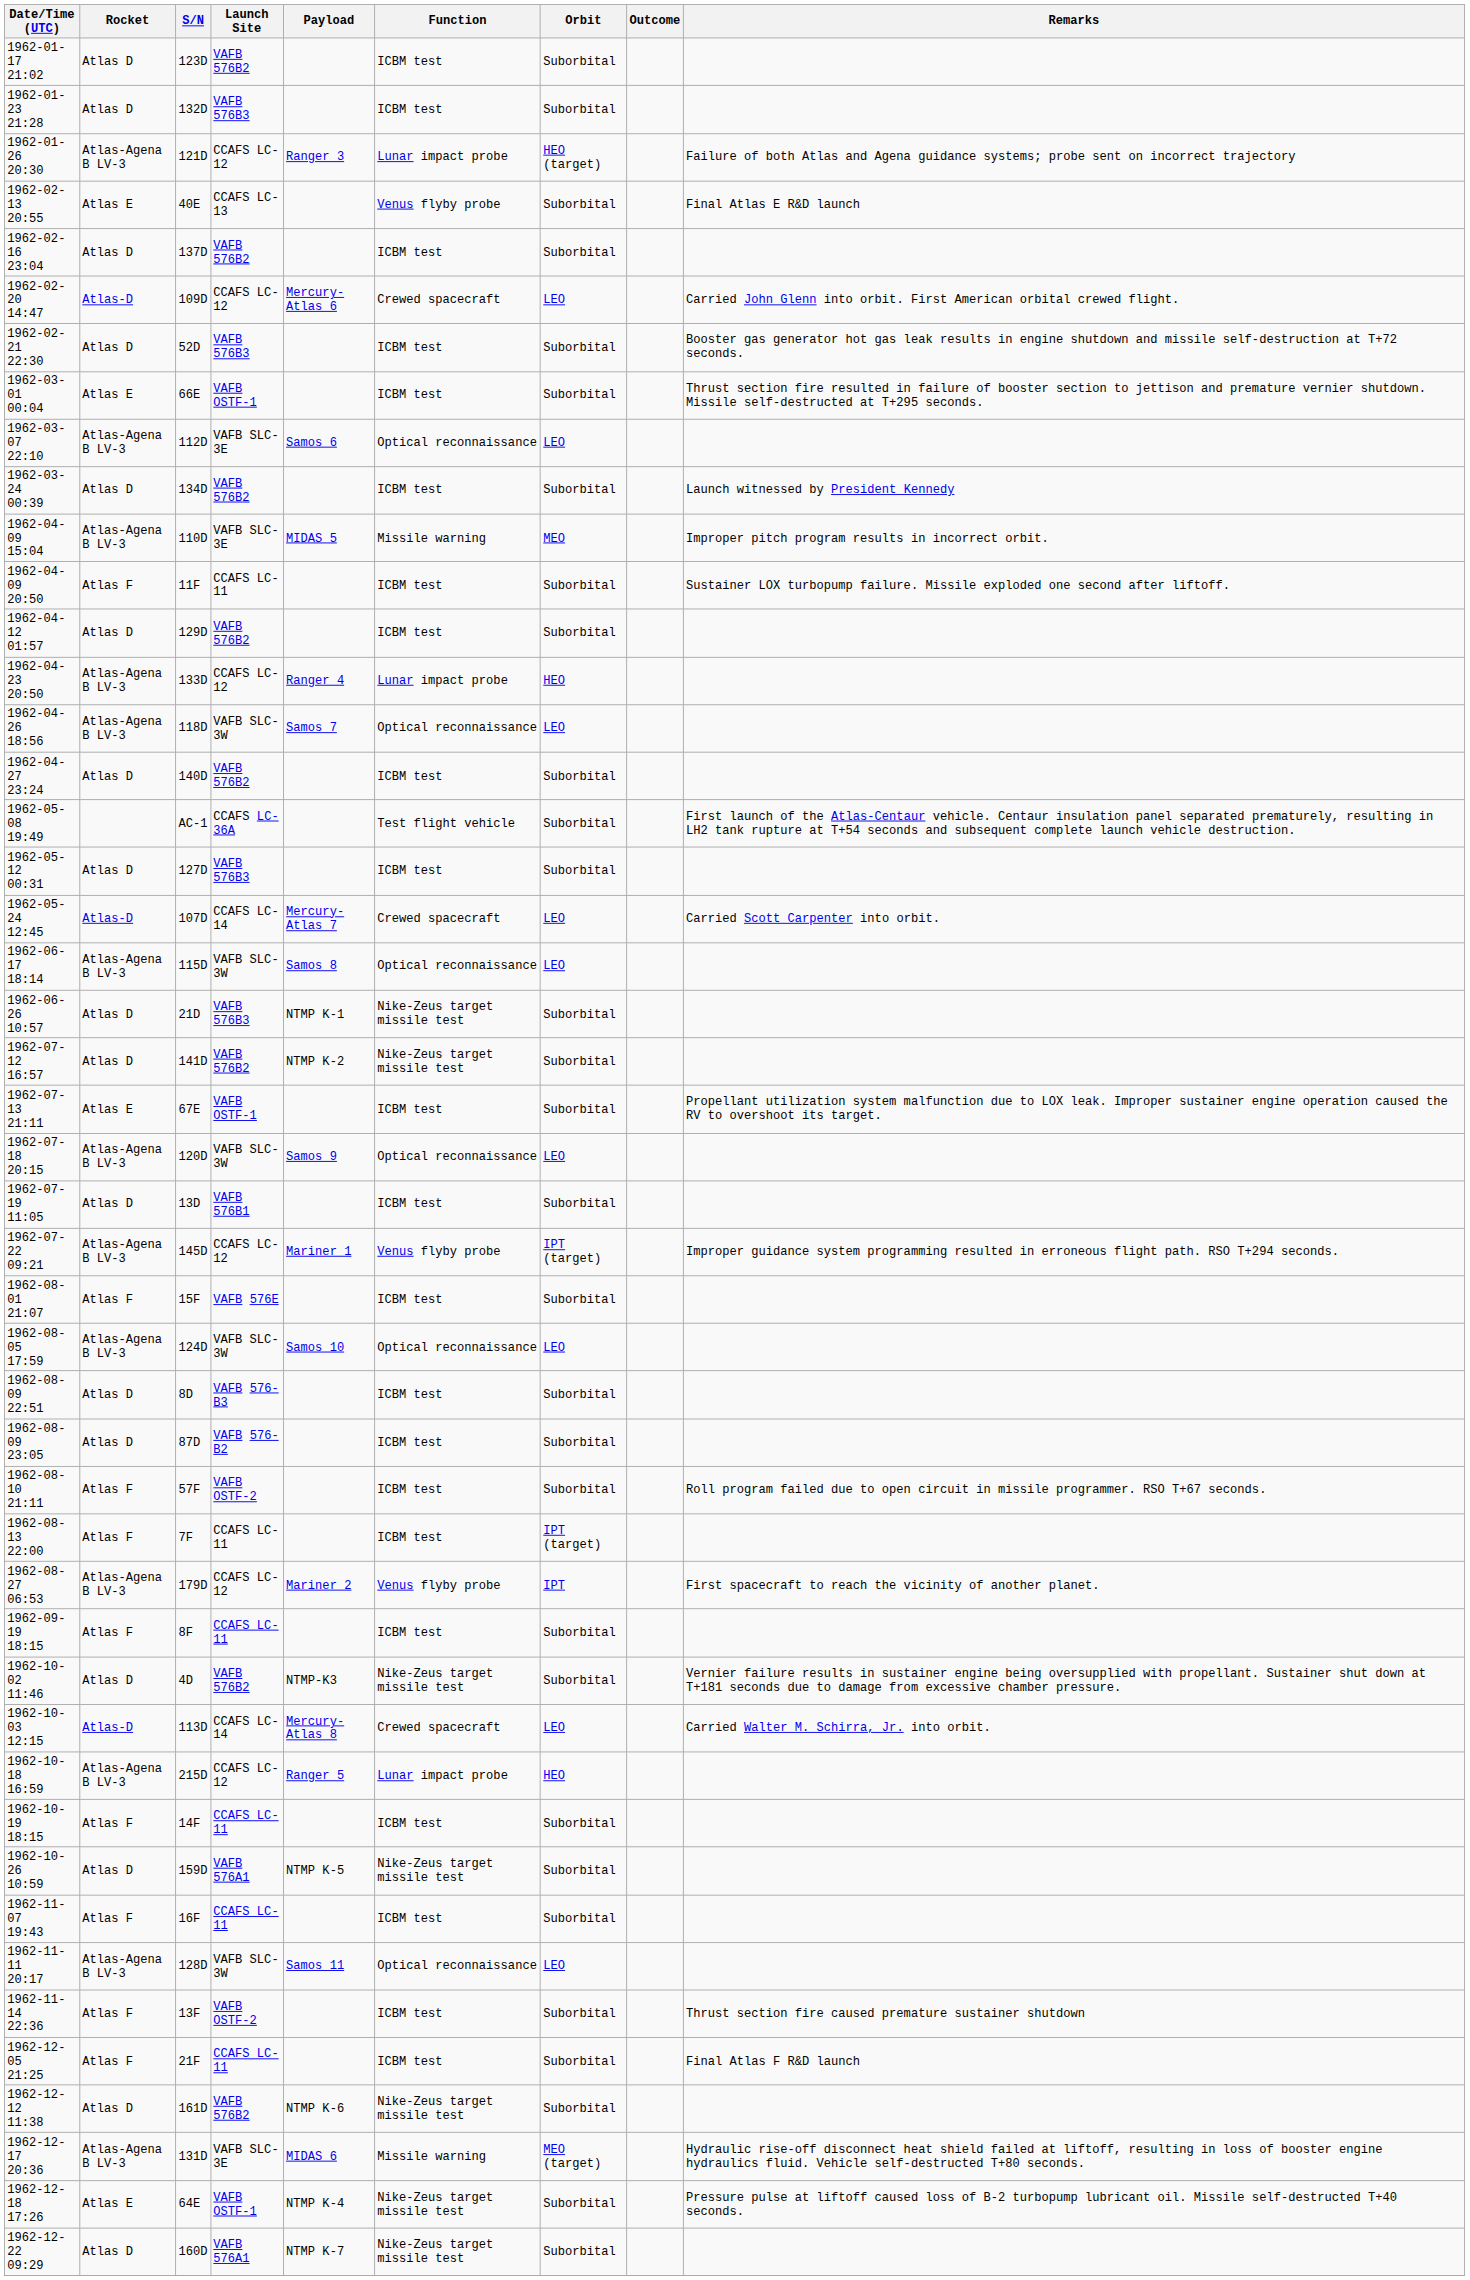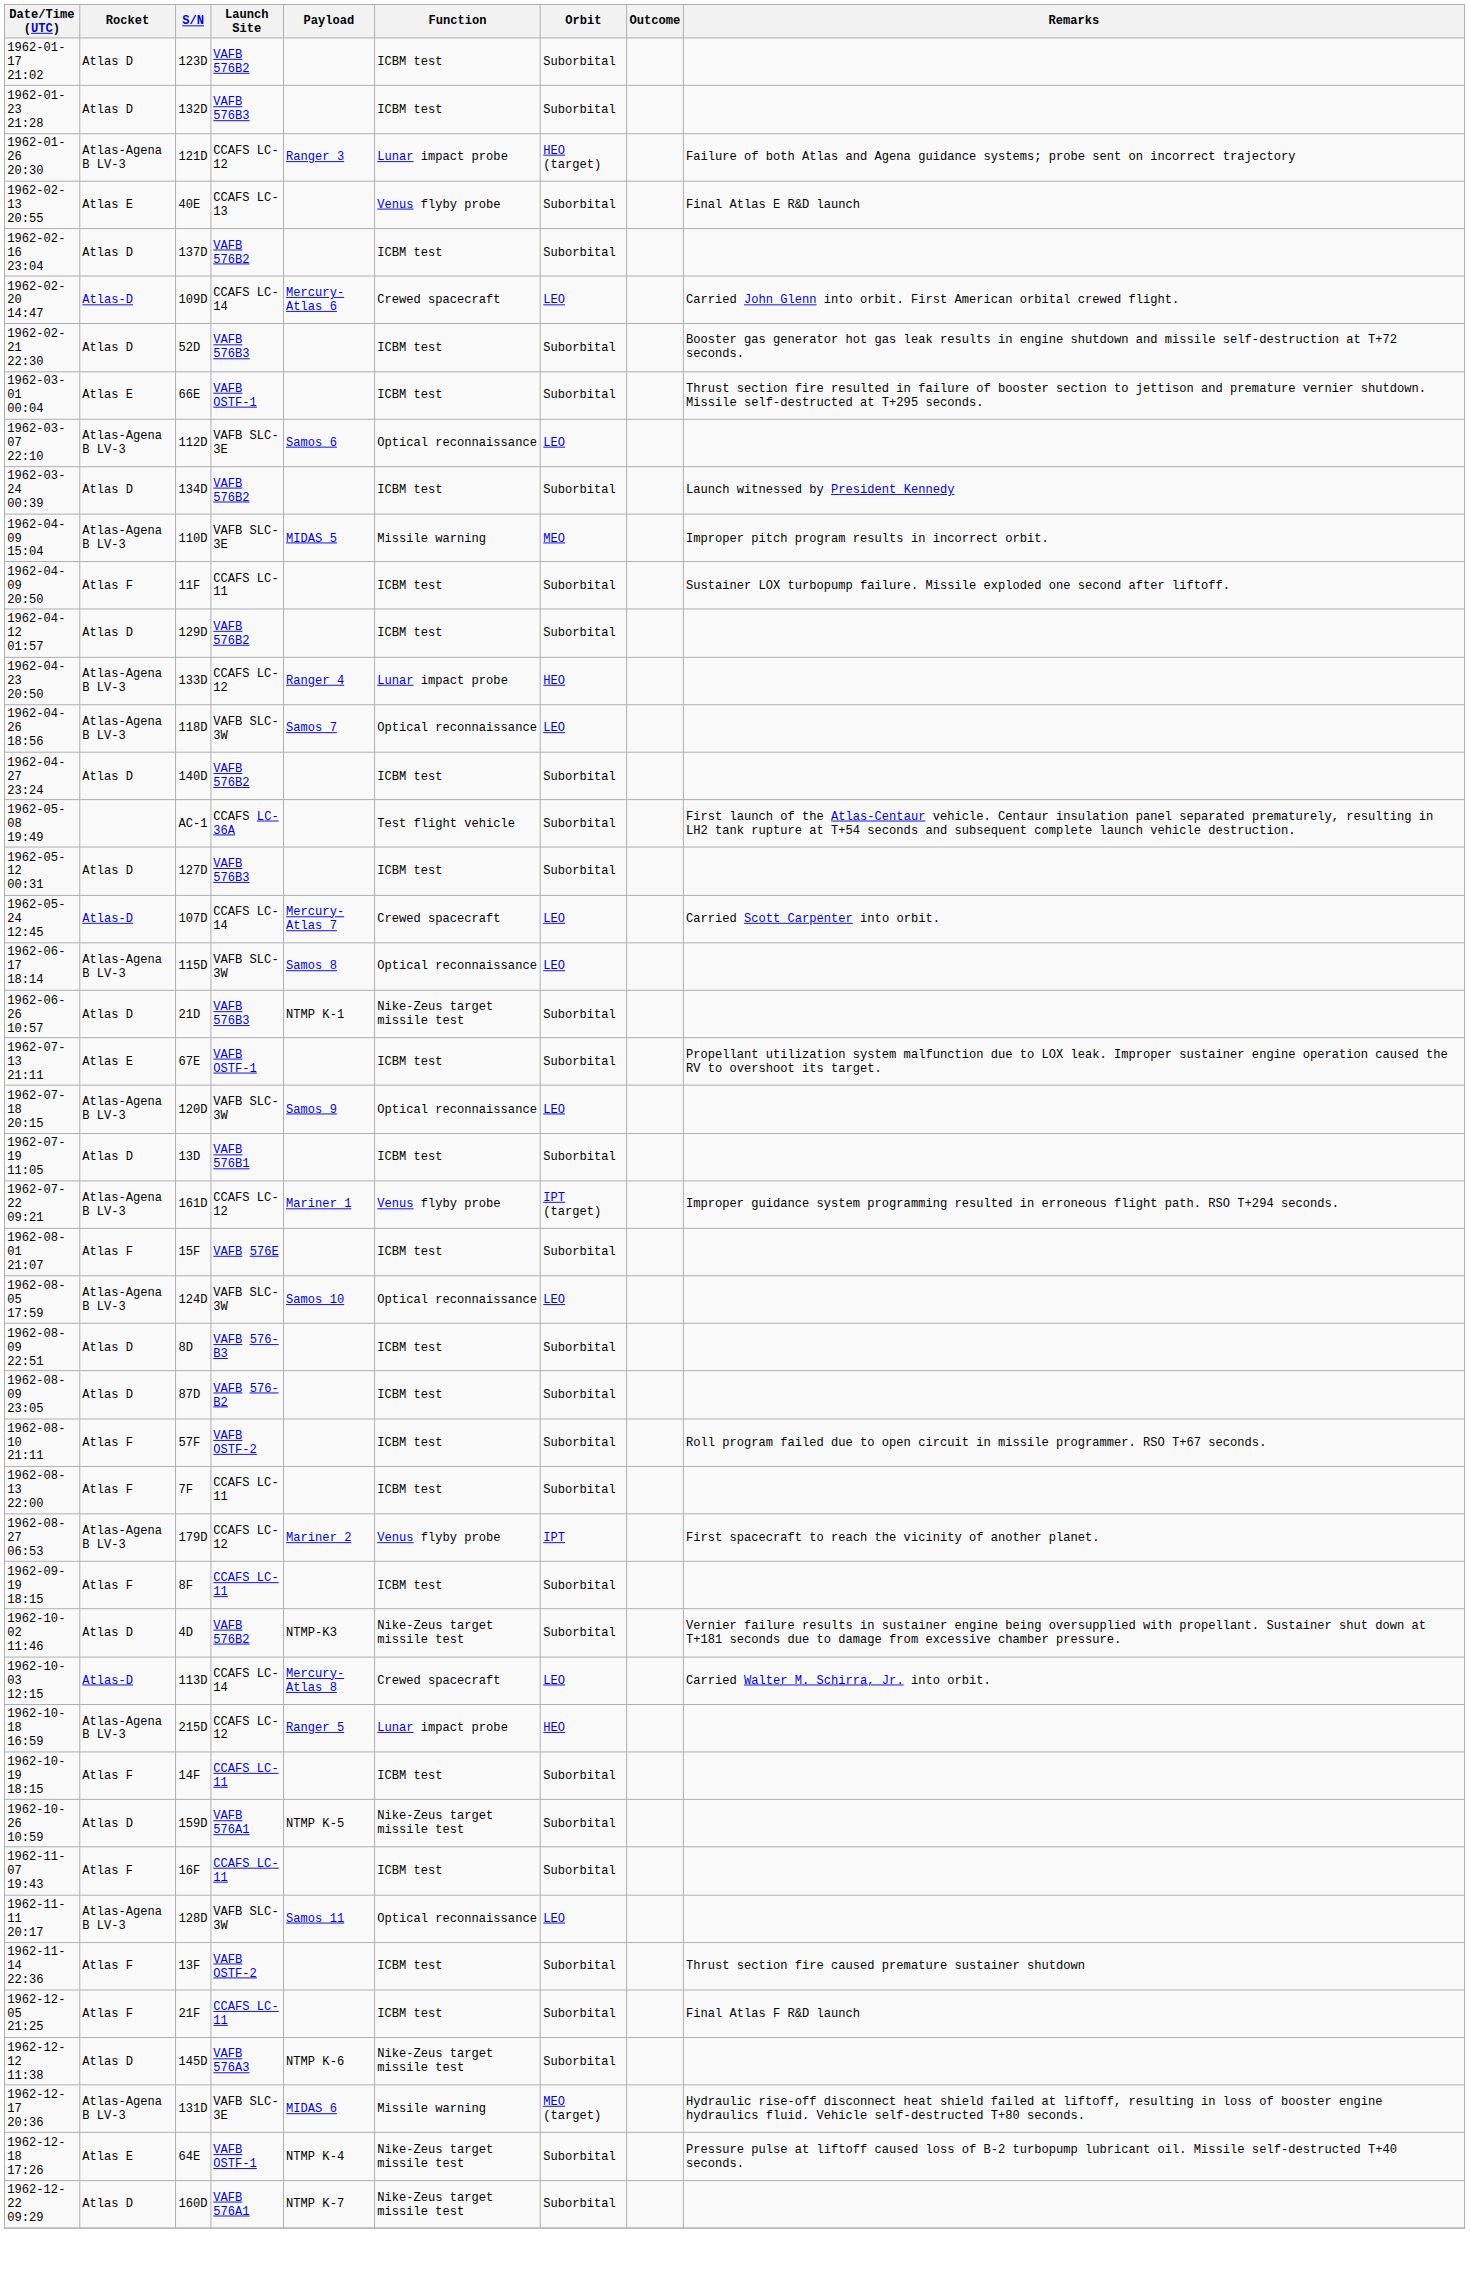(246, 300) CCAFS LC-12 -> (246, 300) CCAFS LC-14
- row: (36, 1062)
(193, 1252) 145D -> (193, 1204) 161D
(572, 1538) IPT (target) -> (580, 1490) Suborbital
(193, 2109) 161D -> (193, 2061) 145D
(231, 2109) VAFB 576B2 -> (231, 2061) VAFB 576A3
